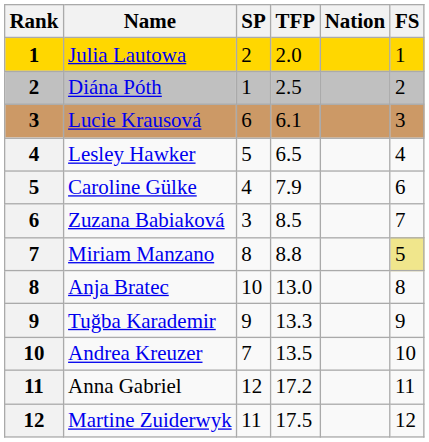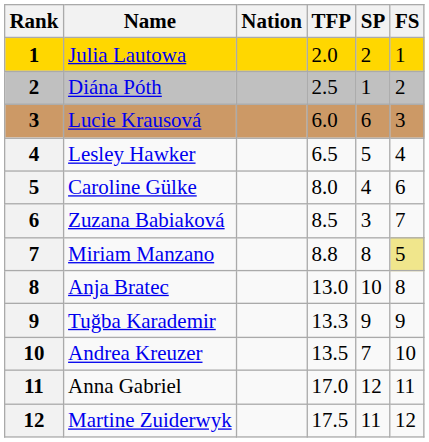columns swapped: (355, 21) <-> (254, 21)
(289, 120) 6.1 -> (325, 120) 6.0
(289, 187) 7.9 -> (325, 187) 8.0
(294, 386) 17.2 -> (330, 386) 17.0
